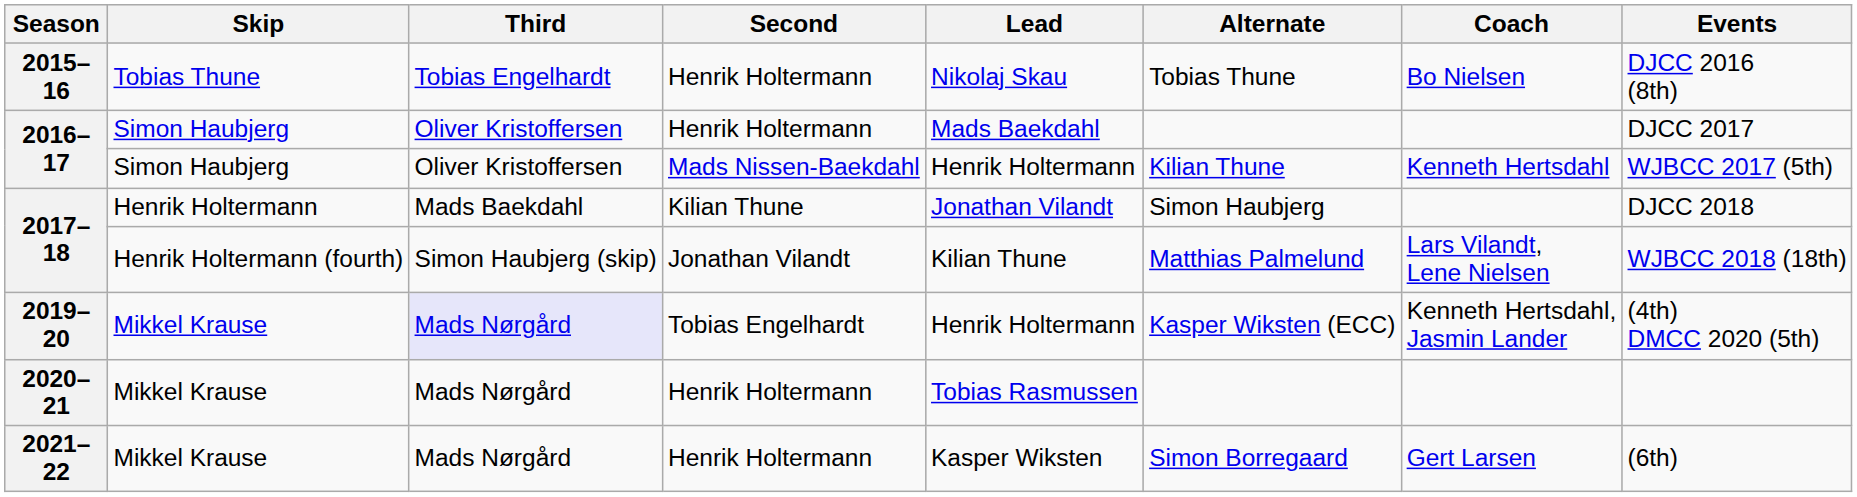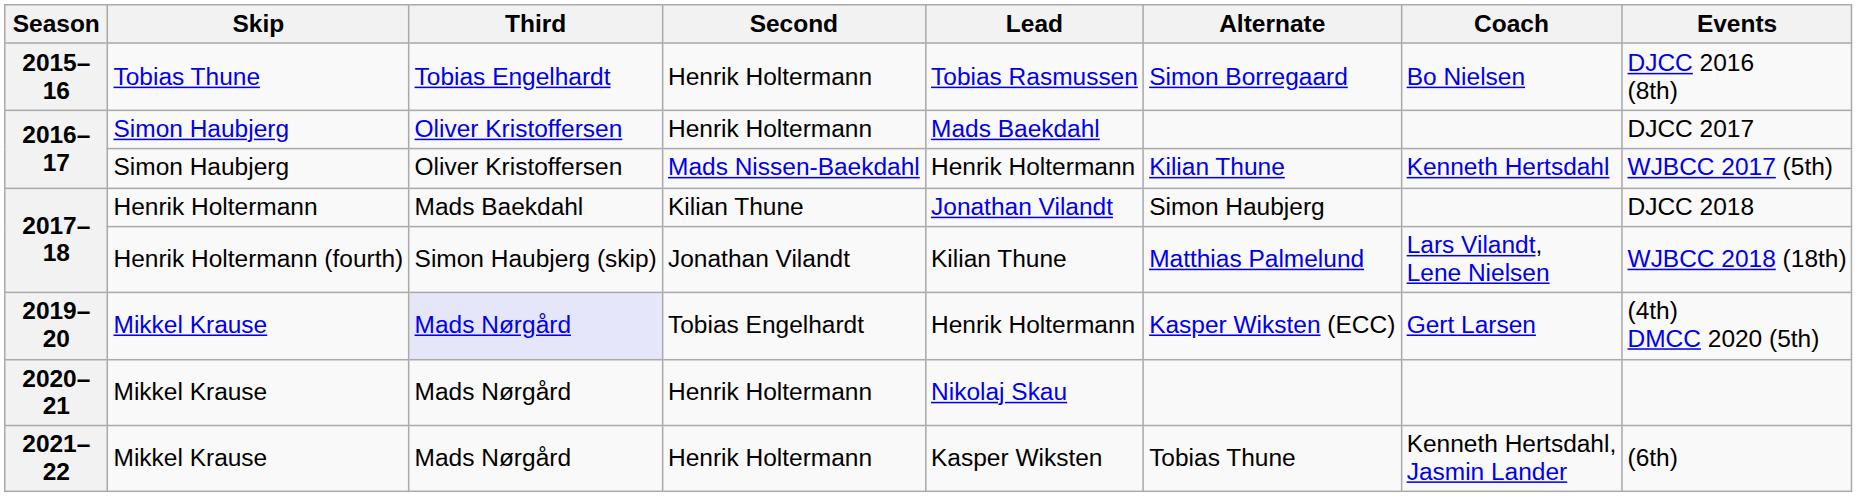(999, 76) Nikolaj Skau -> (1034, 76) Tobias Rasmussen
(1222, 76) Tobias Thune -> (1248, 76) Simon Borregaard
(1511, 325) Kenneth Hertsdahl, Jasmin Lander -> (1471, 325) Gert Larsen
(1034, 392) Tobias Rasmussen -> (999, 392) Nikolaj Skau
(1248, 458) Simon Borregaard -> (1222, 458) Tobias Thune
(1471, 458) Gert Larsen -> (1511, 458) Kenneth Hertsdahl, Jasmin Lander
